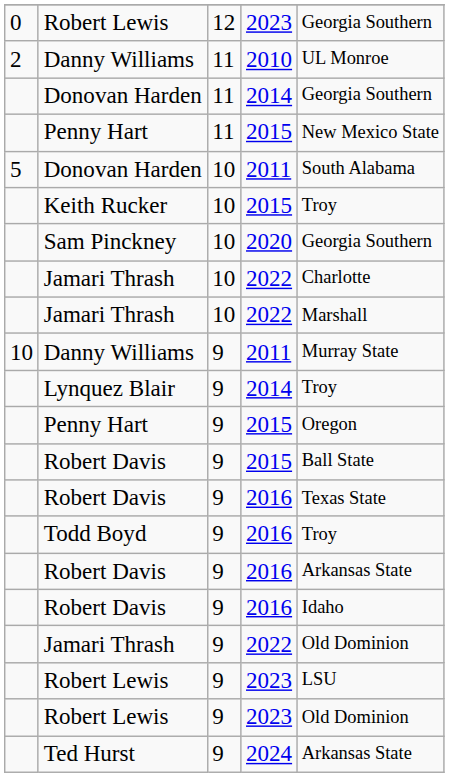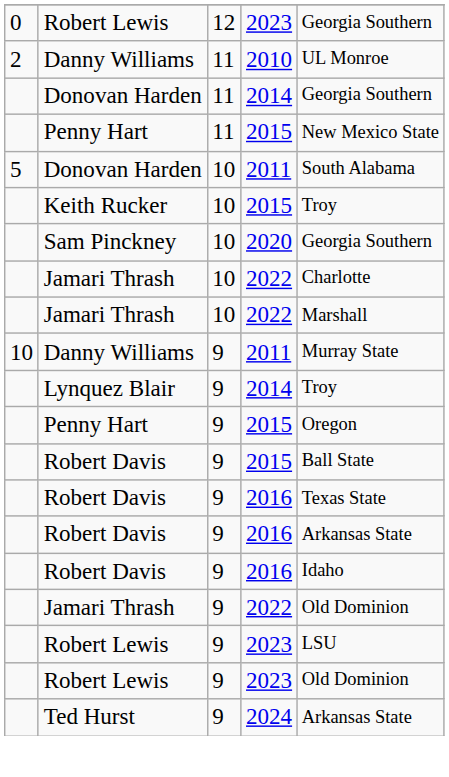- row: (95, 534)
